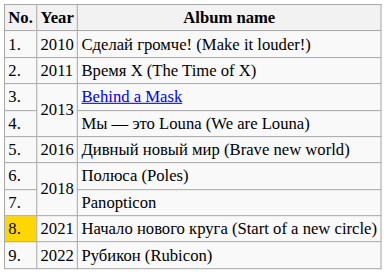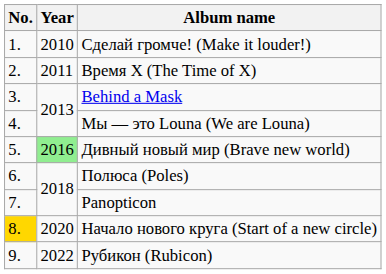(57, 149) no background -> (57, 149) lightgreen background
(57, 228) 2021 -> (57, 228) 2020
